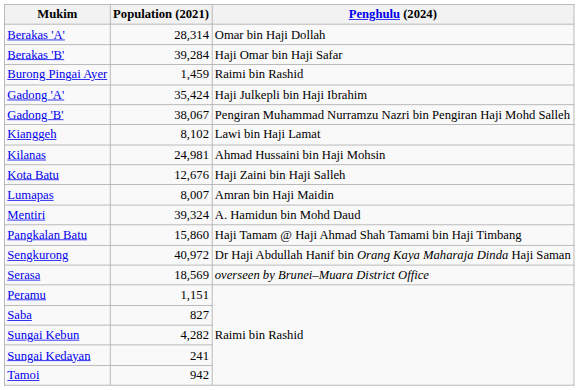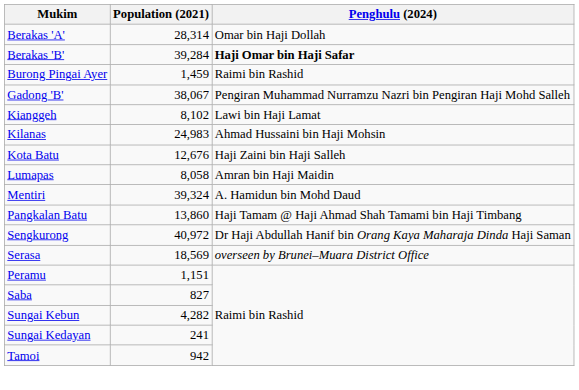(279, 54) normal -> (285, 54) bold
- row: (36, 94)
(192, 154) 24,981 -> (192, 134) 24,983
(195, 194) 8,007 -> (195, 174) 8,058
(192, 235) 15,860 -> (192, 214) 13,860
